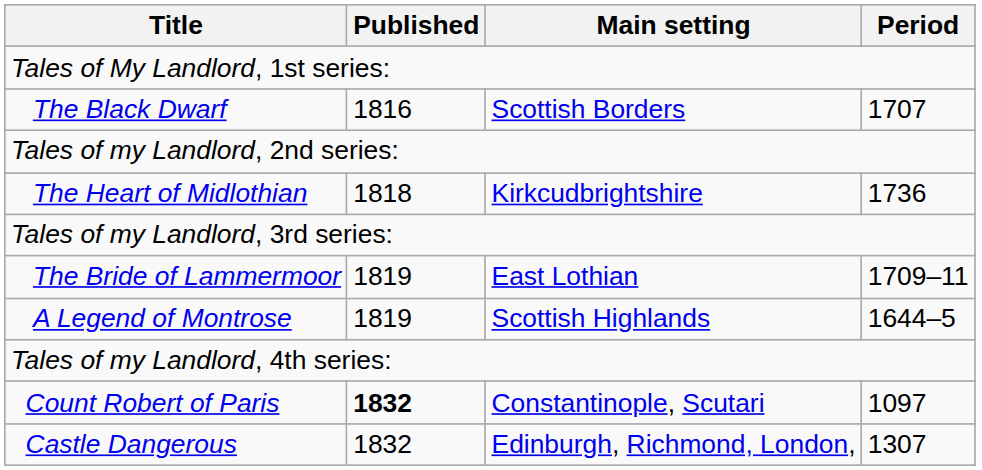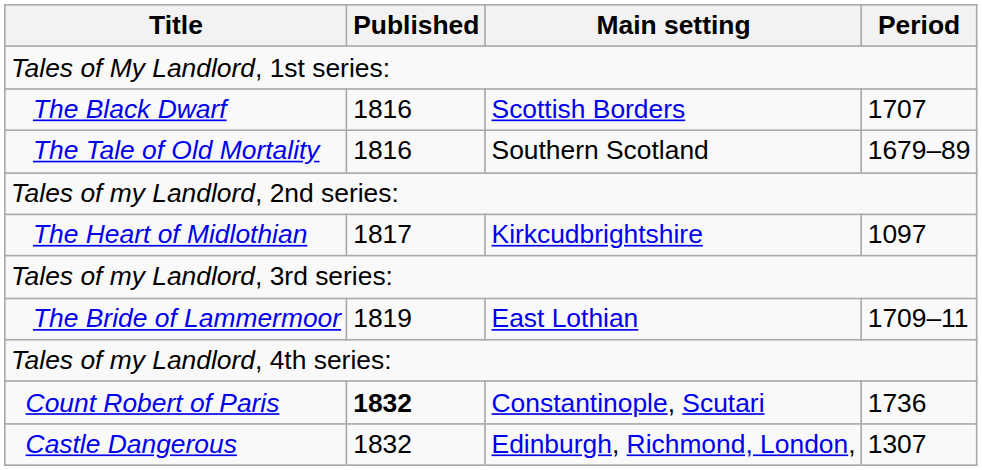+ row: (165, 151)
(383, 192) 1818 -> (383, 234) 1817
(897, 192) 1736 -> (897, 234) 1097
- row: (151, 318)
(897, 402) 1097 -> (897, 402) 1736
